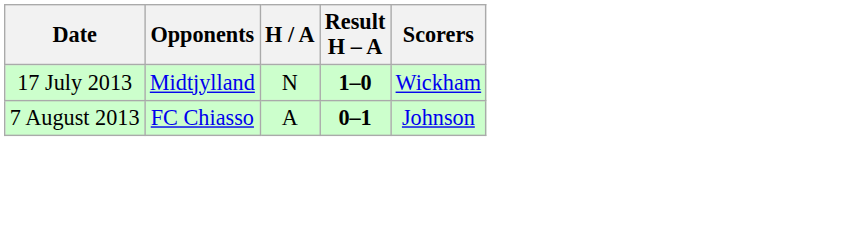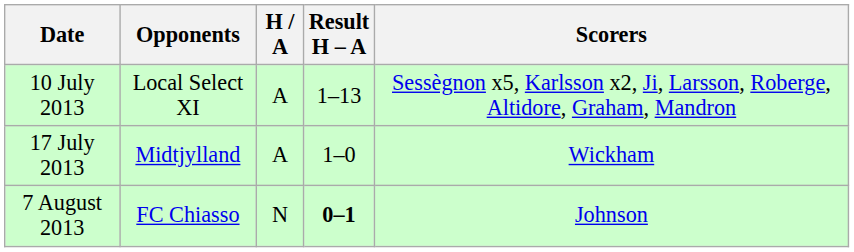+ row: (62, 94)
(290, 82) N -> (280, 155) A
(355, 82) bold -> (339, 155) normal
(290, 117) A -> (280, 215) N
